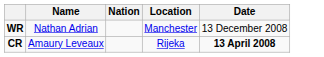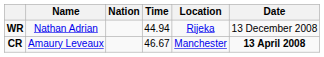+ column: (157, 12)
(171, 28) Manchester -> (201, 28) Rijeka
(171, 44) Rijeka -> (201, 44) Manchester
